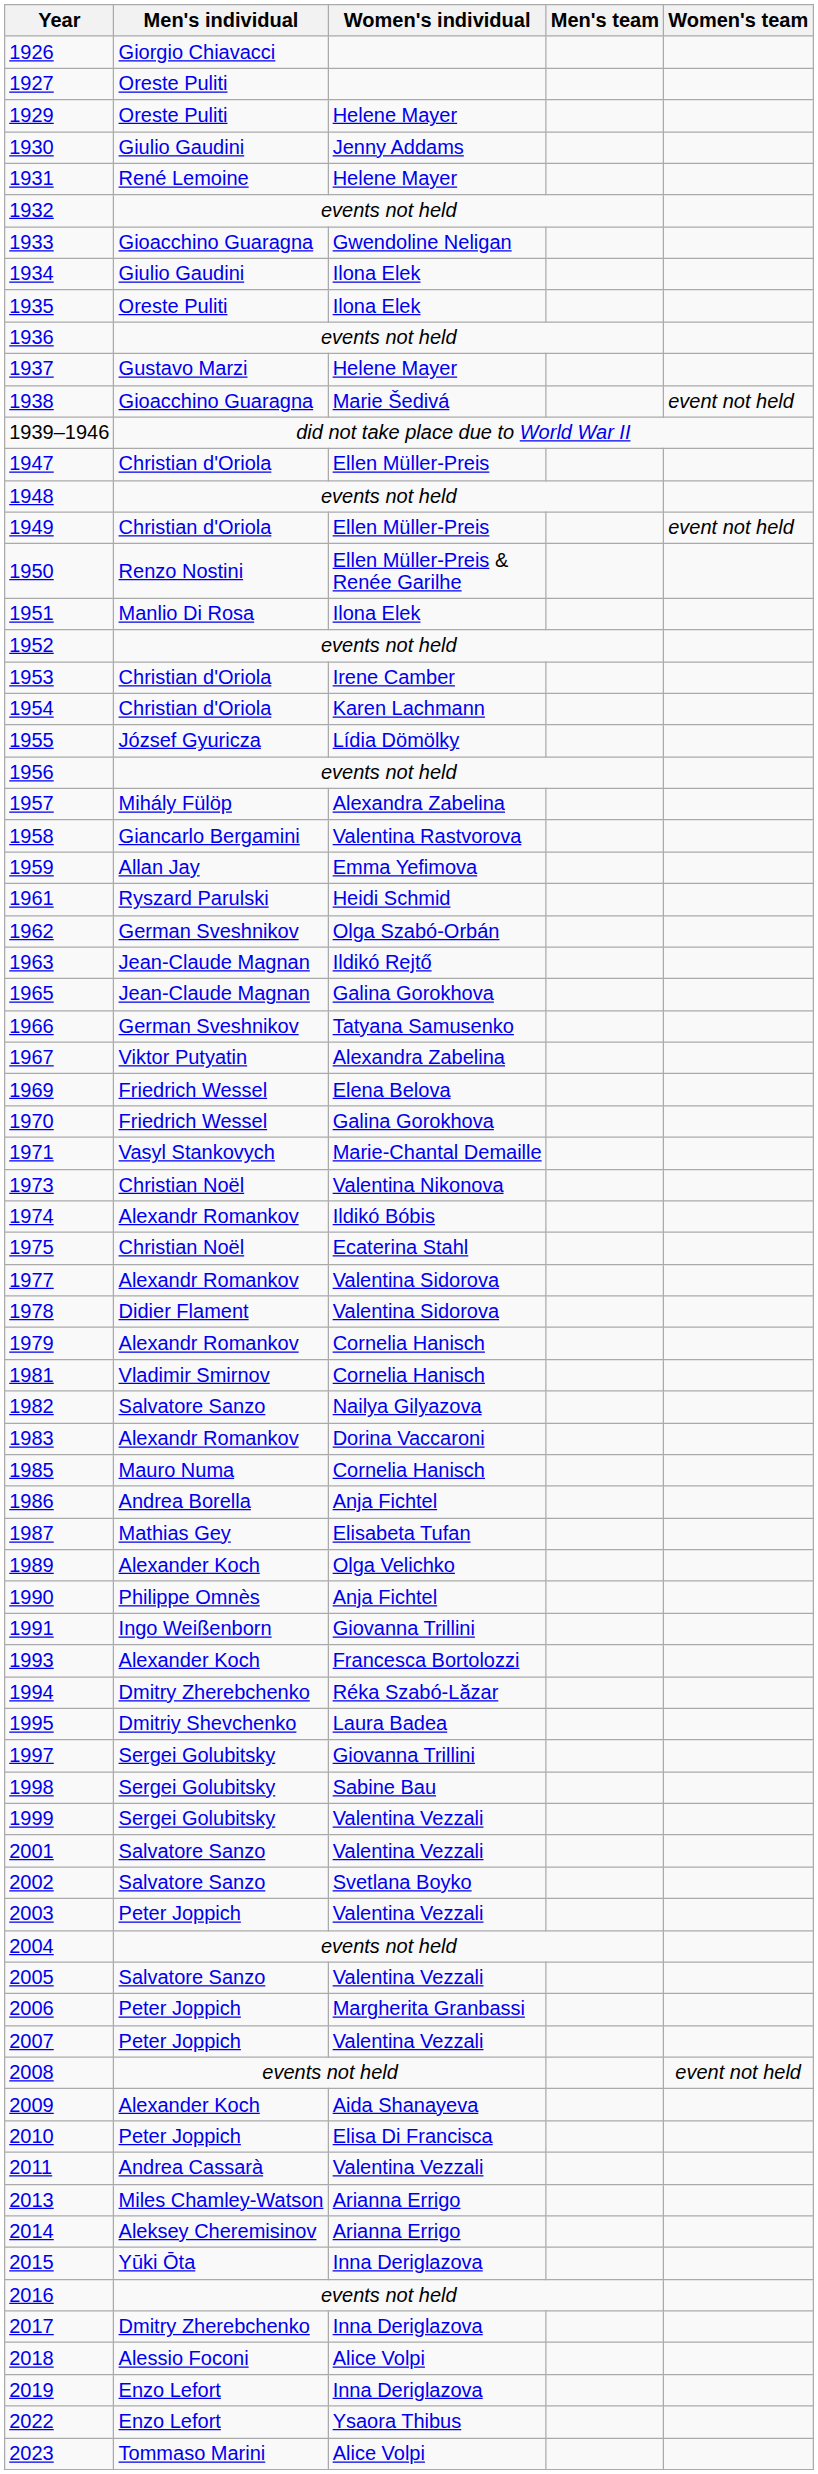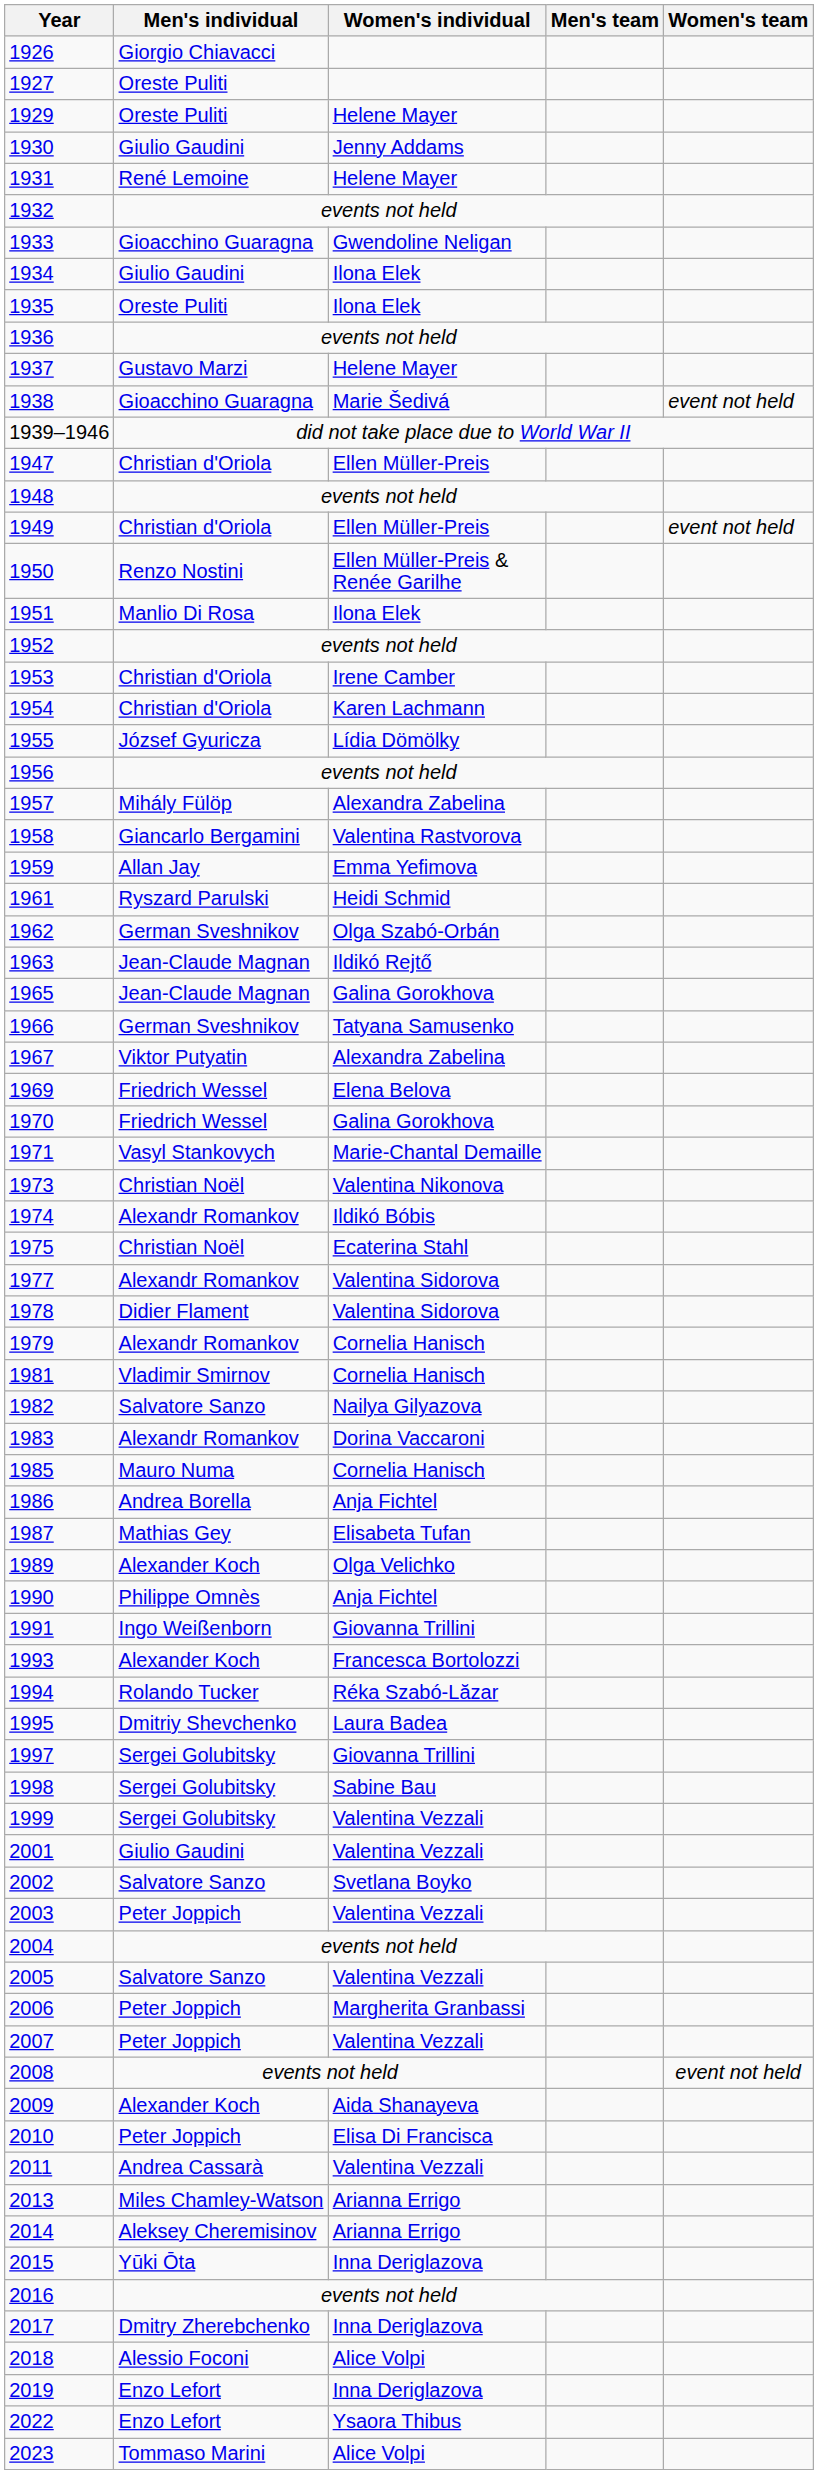(214, 1692) Dmitry Zherebchenko -> (189, 1692) Rolando Tucker
(192, 1850) Salvatore Sanzo -> (181, 1850) Giulio Gaudini
